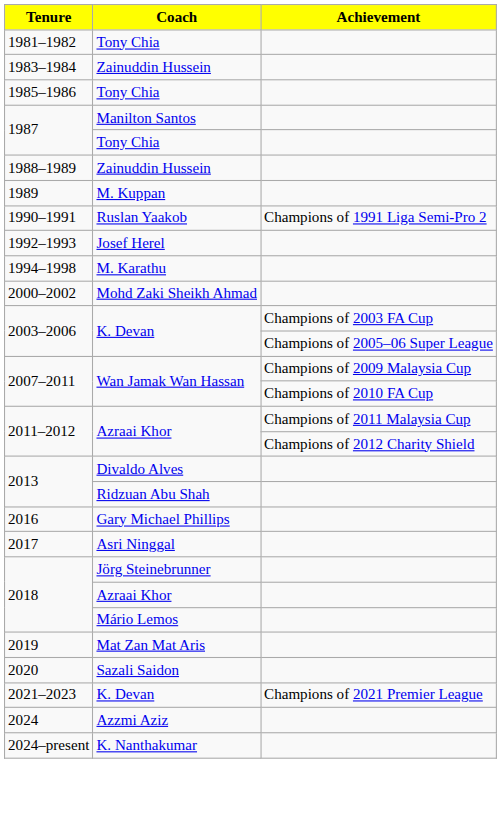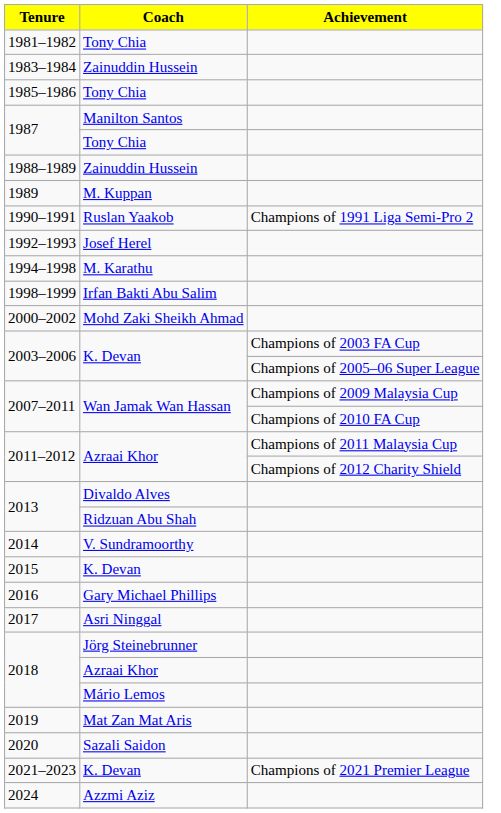+ row: (42, 293)
+ row: (23, 544)
+ row: (23, 569)
- row: (49, 745)
